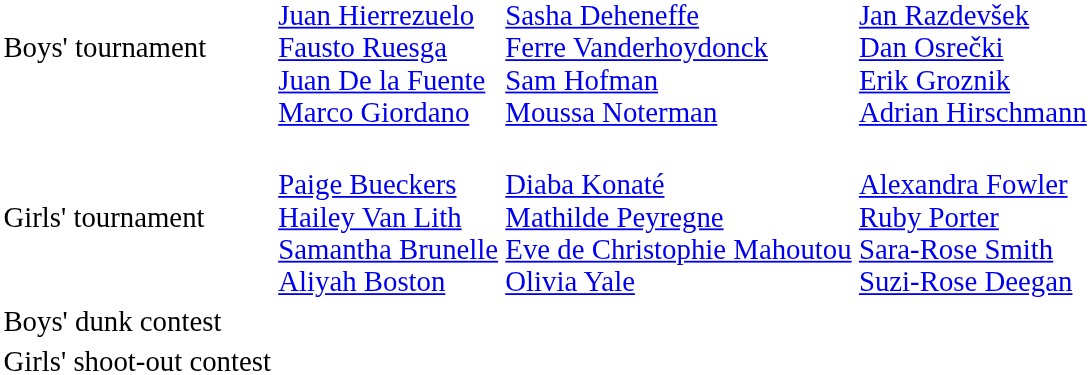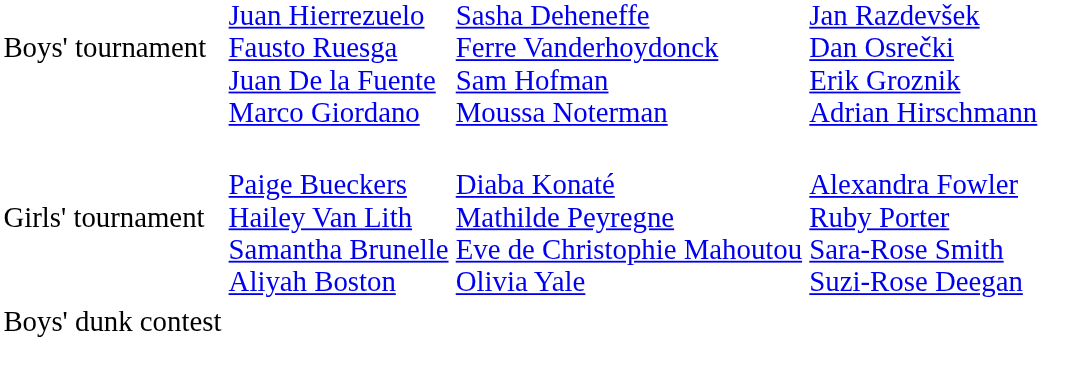- row: (137, 361)
